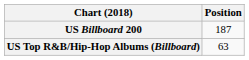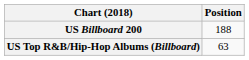(223, 30) 187 -> (223, 30) 188
